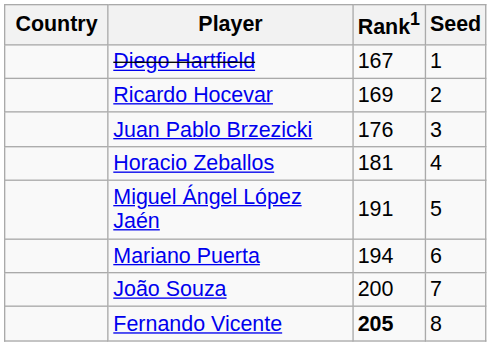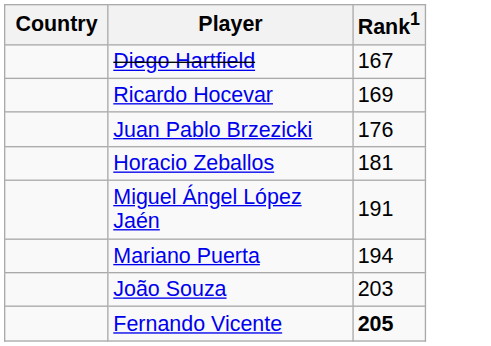- column: (456, 24)
(376, 289) 200 -> (376, 289) 203
